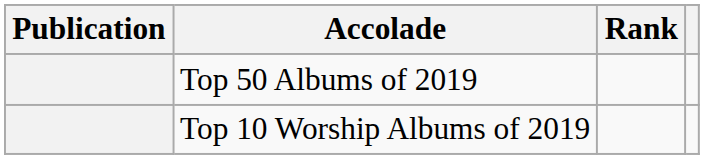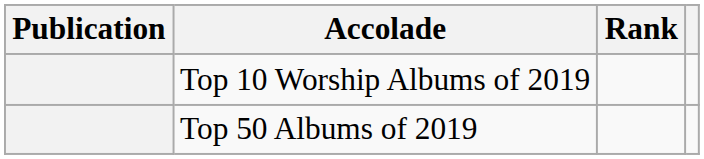rows swapped: (329, 79) <-> (385, 128)
